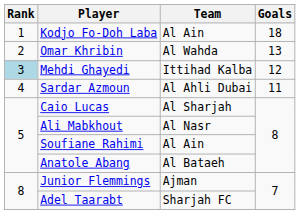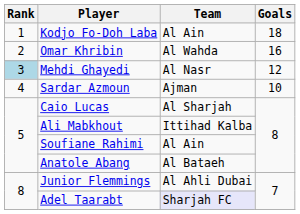(275, 51) 13 -> (275, 51) 16
(207, 70) Ittihad Kalba -> (187, 70) Al Nasr
(207, 88) Al Ahli Dubai -> (180, 88) Ajman
(275, 88) 11 -> (275, 88) 10
(187, 126) Al Nasr -> (207, 126) Ittihad Kalba
(180, 182) Ajman -> (207, 182) Al Ahli Dubai
(197, 200) no background -> (197, 200) lavender background
